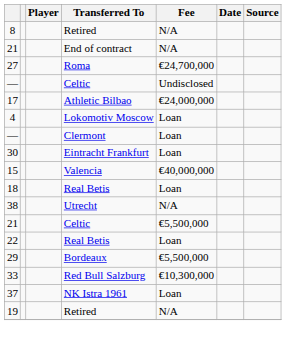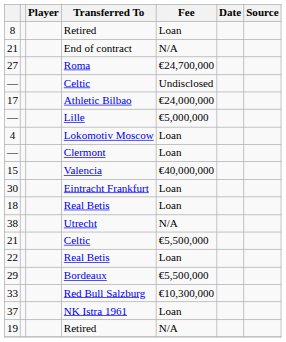(168, 30) N/A -> (170, 30) Loan
+ row: (12, 118)
rows swapped: (12, 170) <-> (12, 153)
